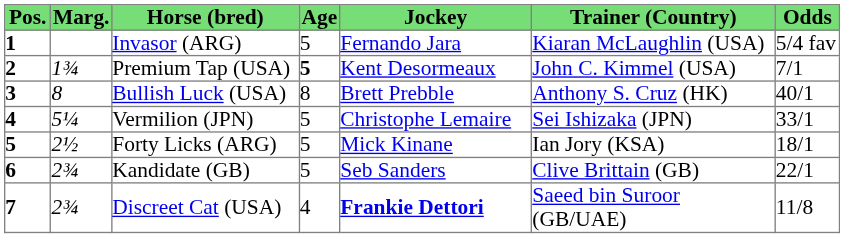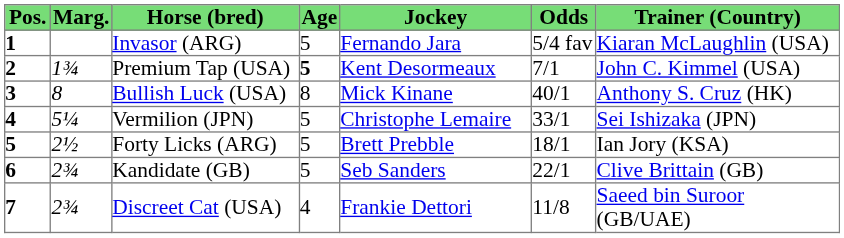columns swapped: (653, 17) <-> (807, 17)
(397, 93) Brett Prebble -> (397, 93) Mick Kinane
(397, 144) Mick Kinane -> (397, 144) Brett Prebble
(412, 207) bold -> (406, 207) normal
